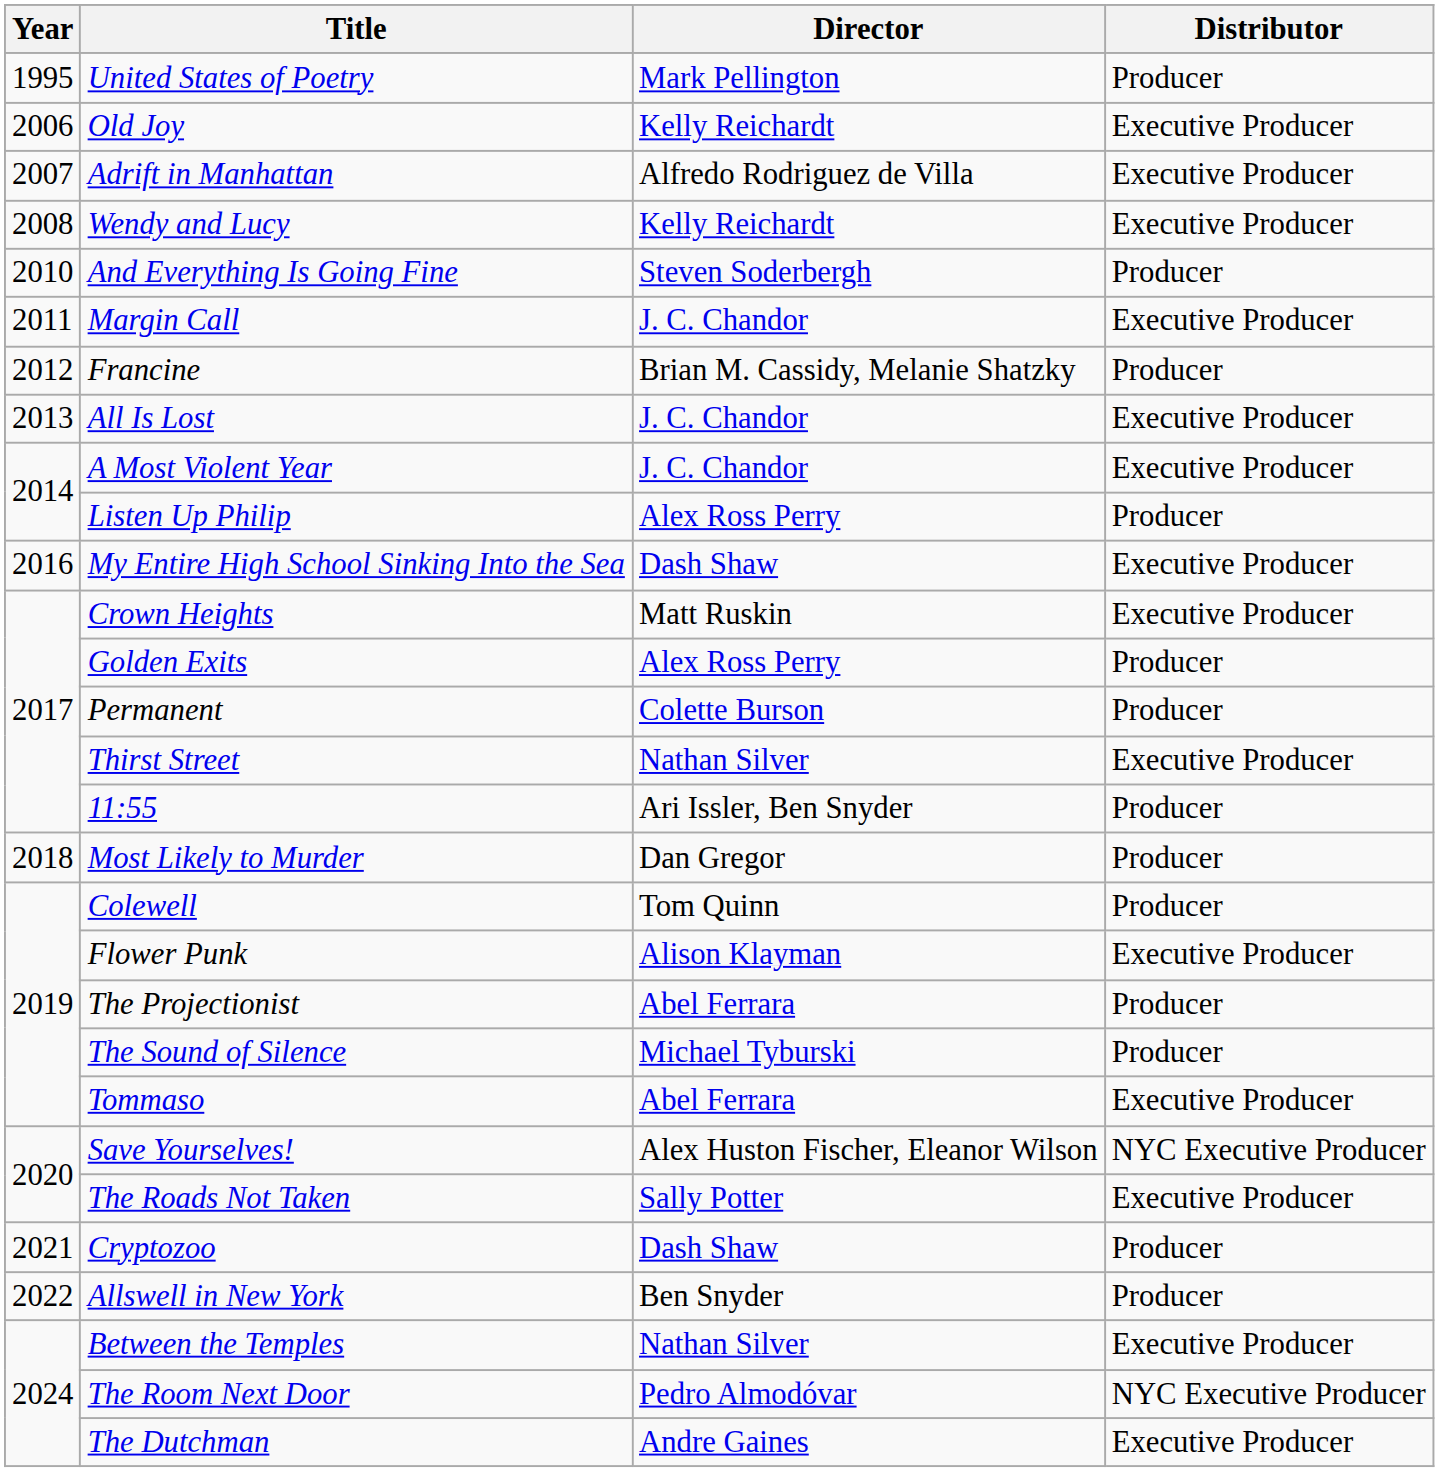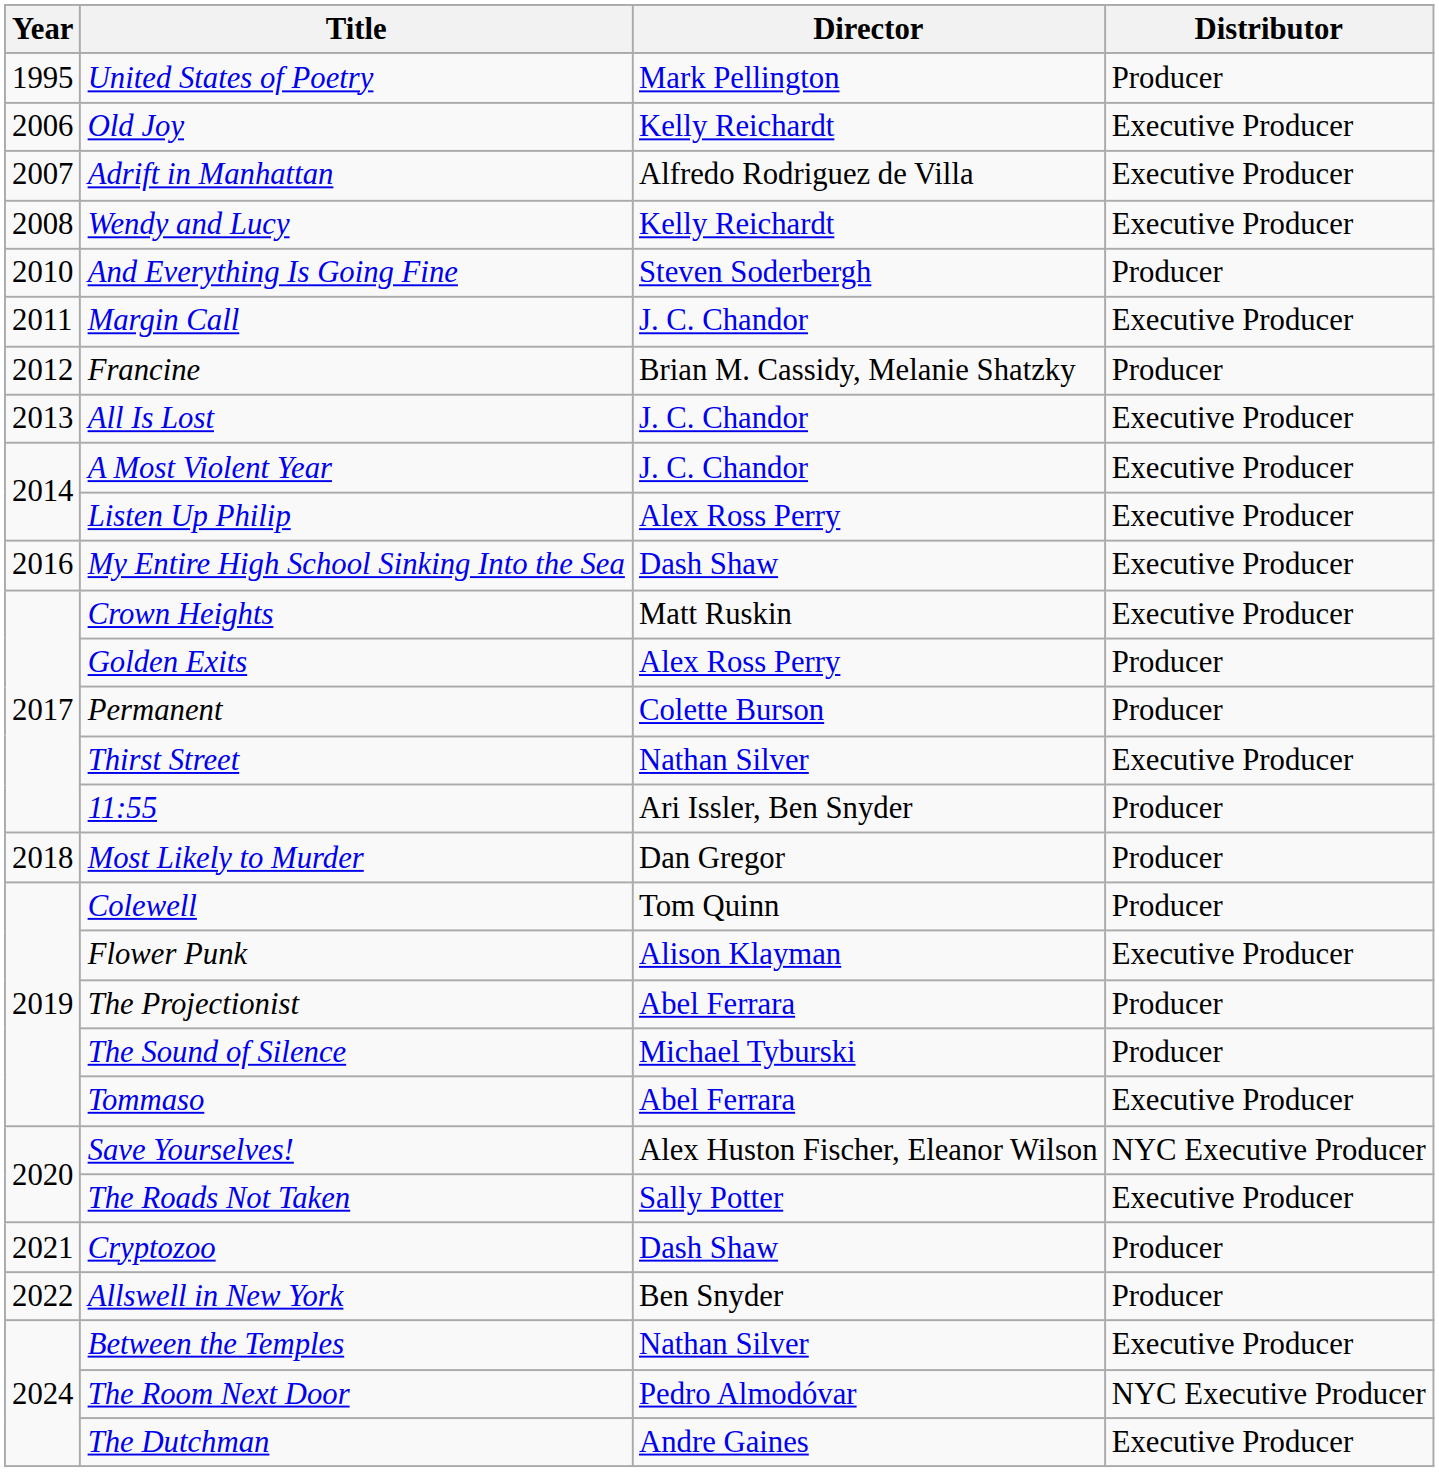(1167, 516) Producer -> (1232, 516) Executive Producer
